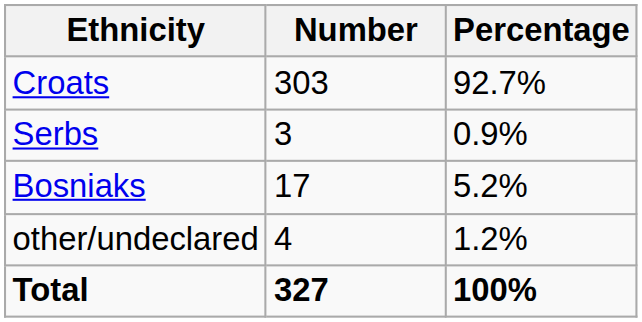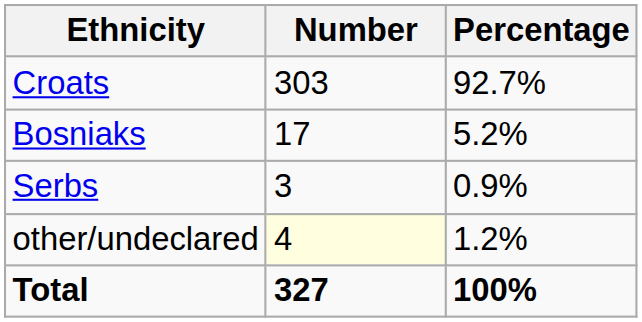rows swapped: (79, 186) <-> (55, 134)
(283, 238) no background -> (283, 238) lightyellow background
